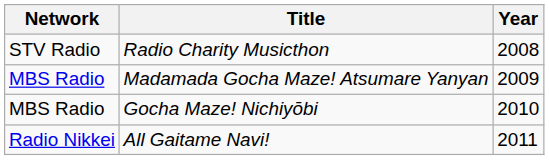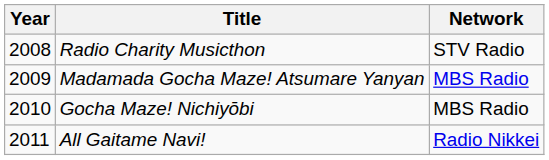columns swapped: (518, 19) <-> (62, 19)
